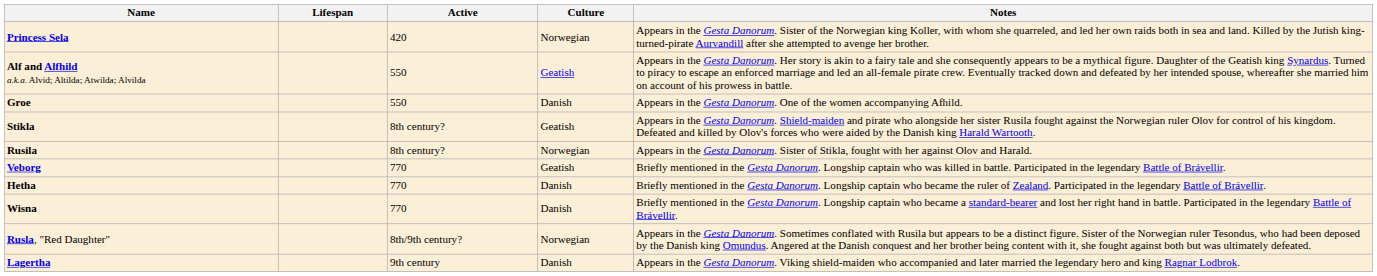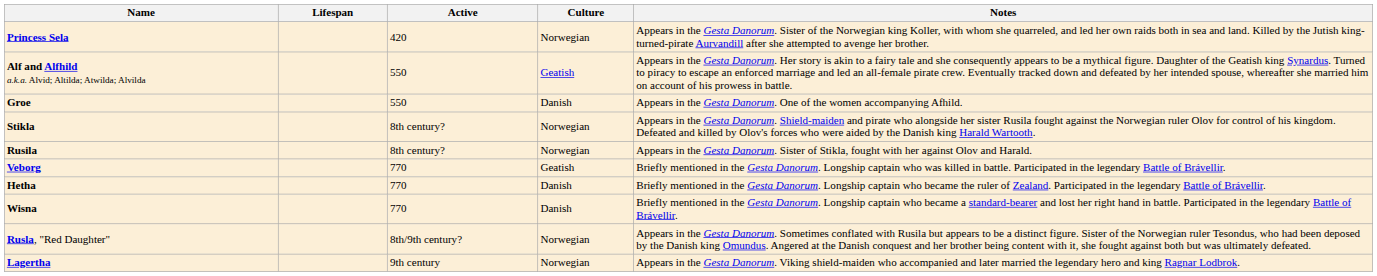(557, 126) Geatish -> (565, 126) Norwegian
(556, 262) Danish -> (565, 262) Norwegian
